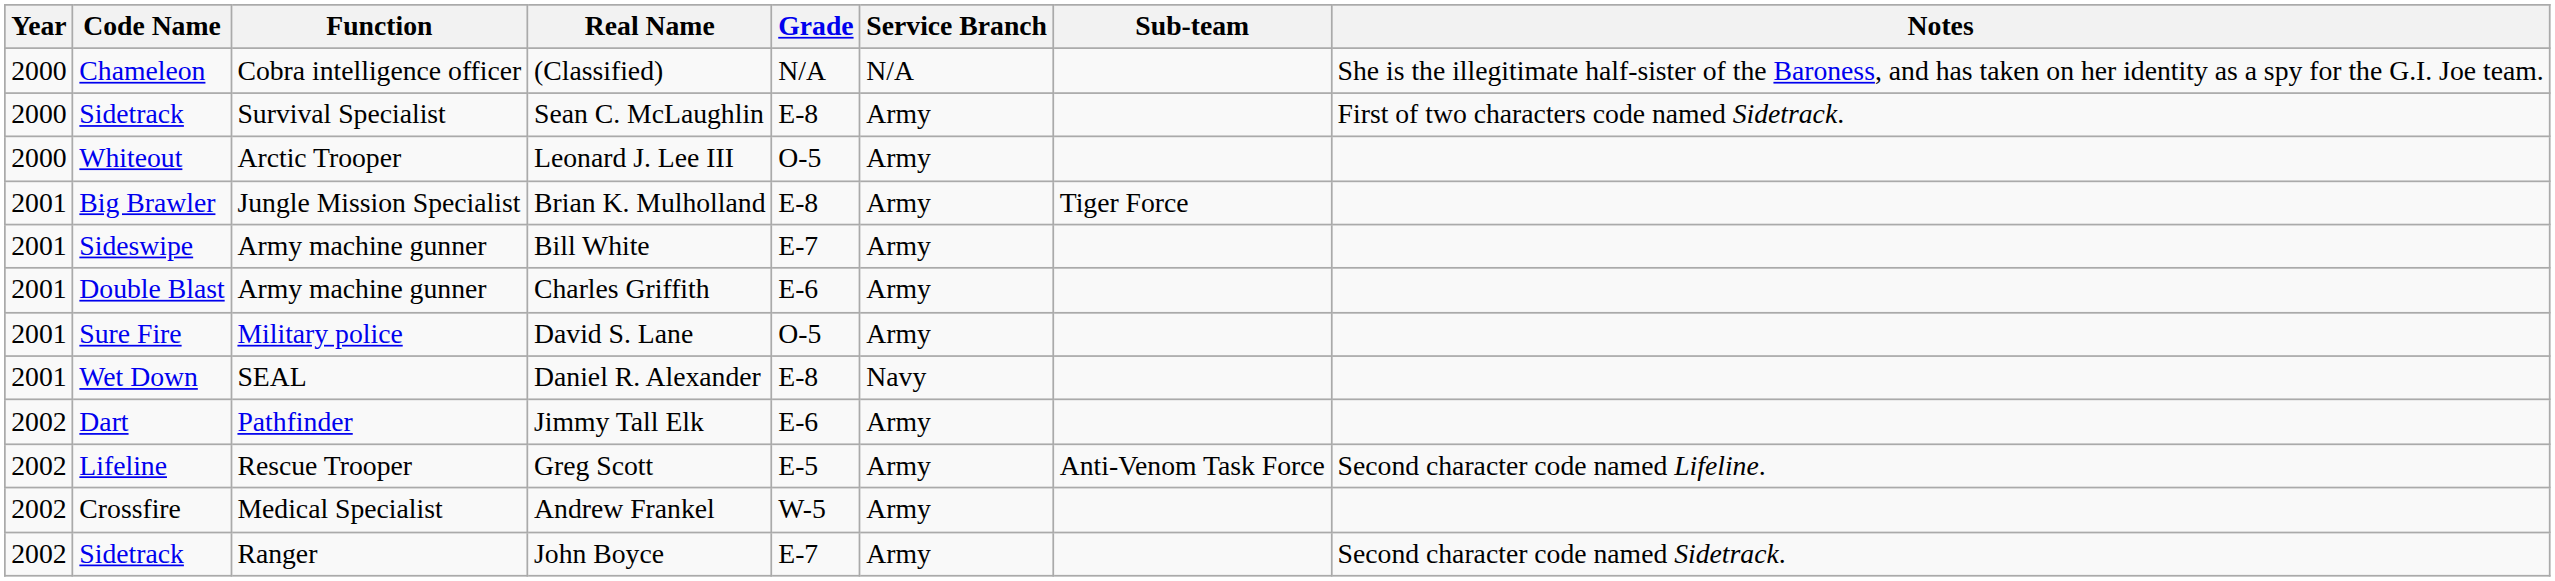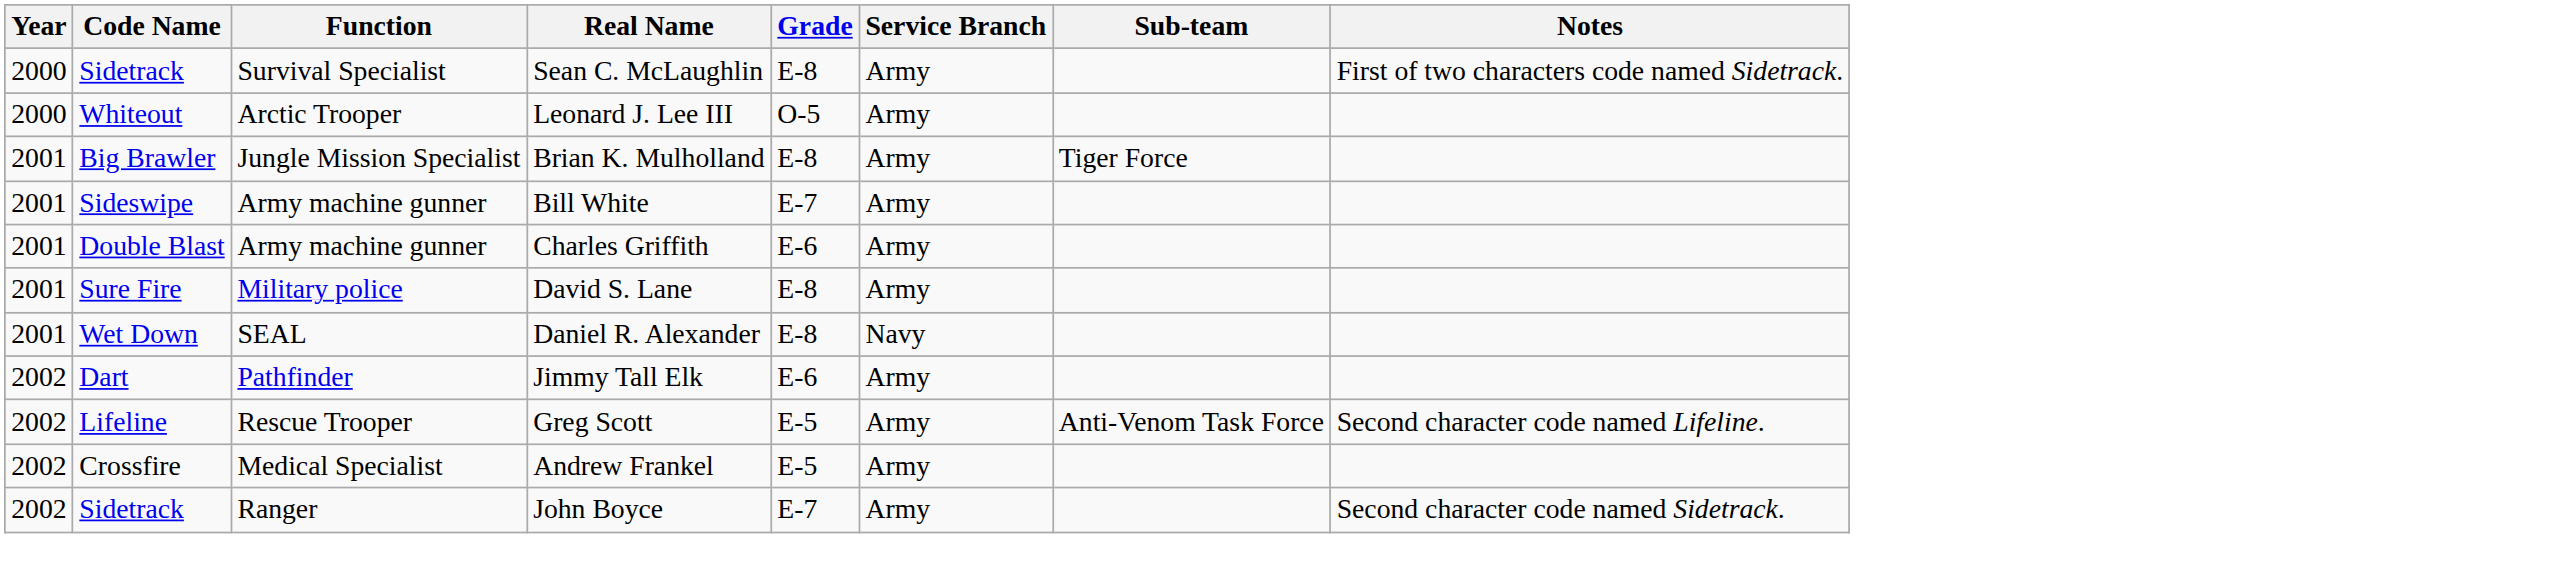- row: (599, 70)
(800, 333) O-5 -> (797, 289) E-8
(802, 509) W-5 -> (797, 465) E-5
